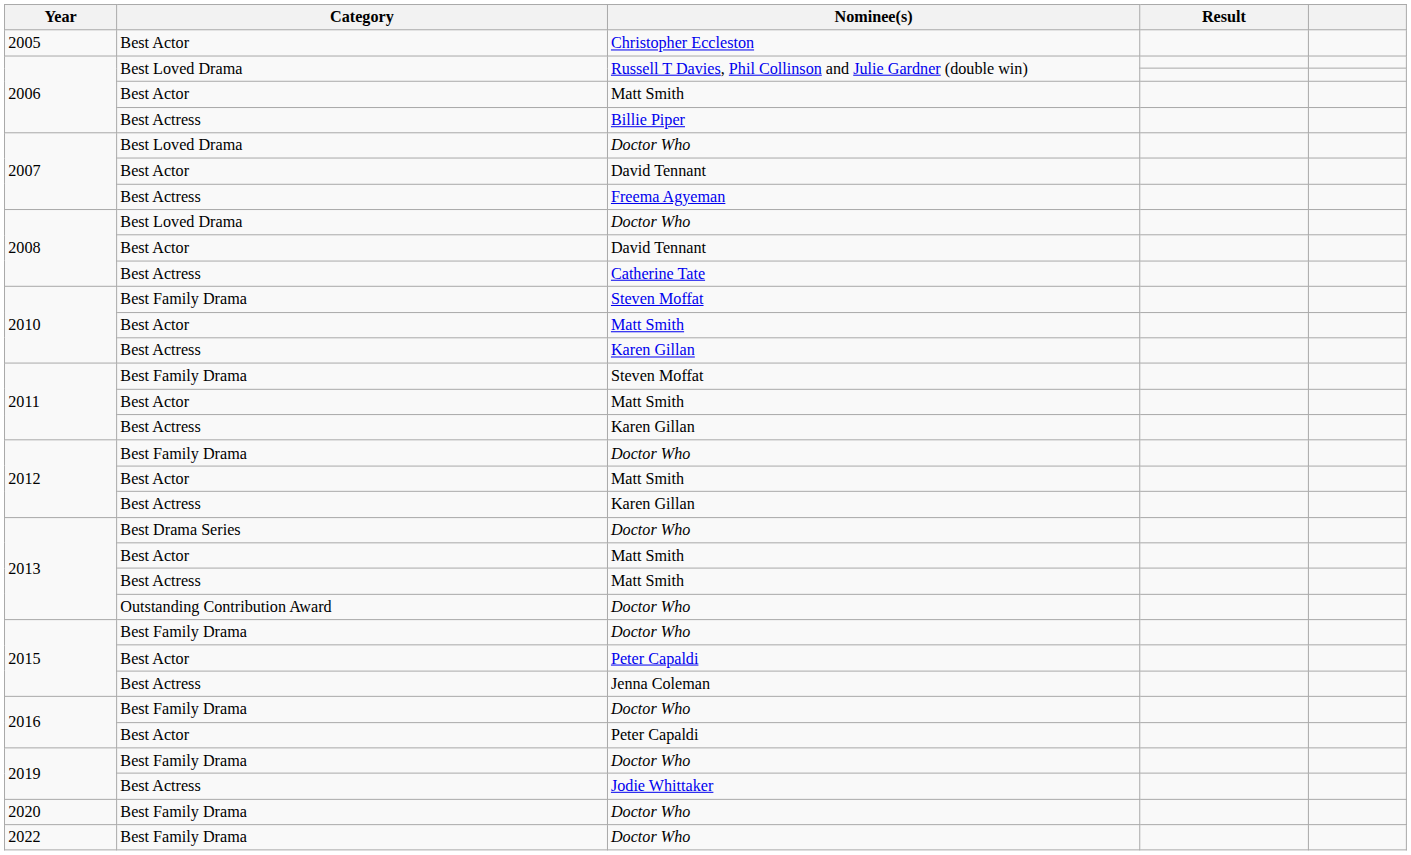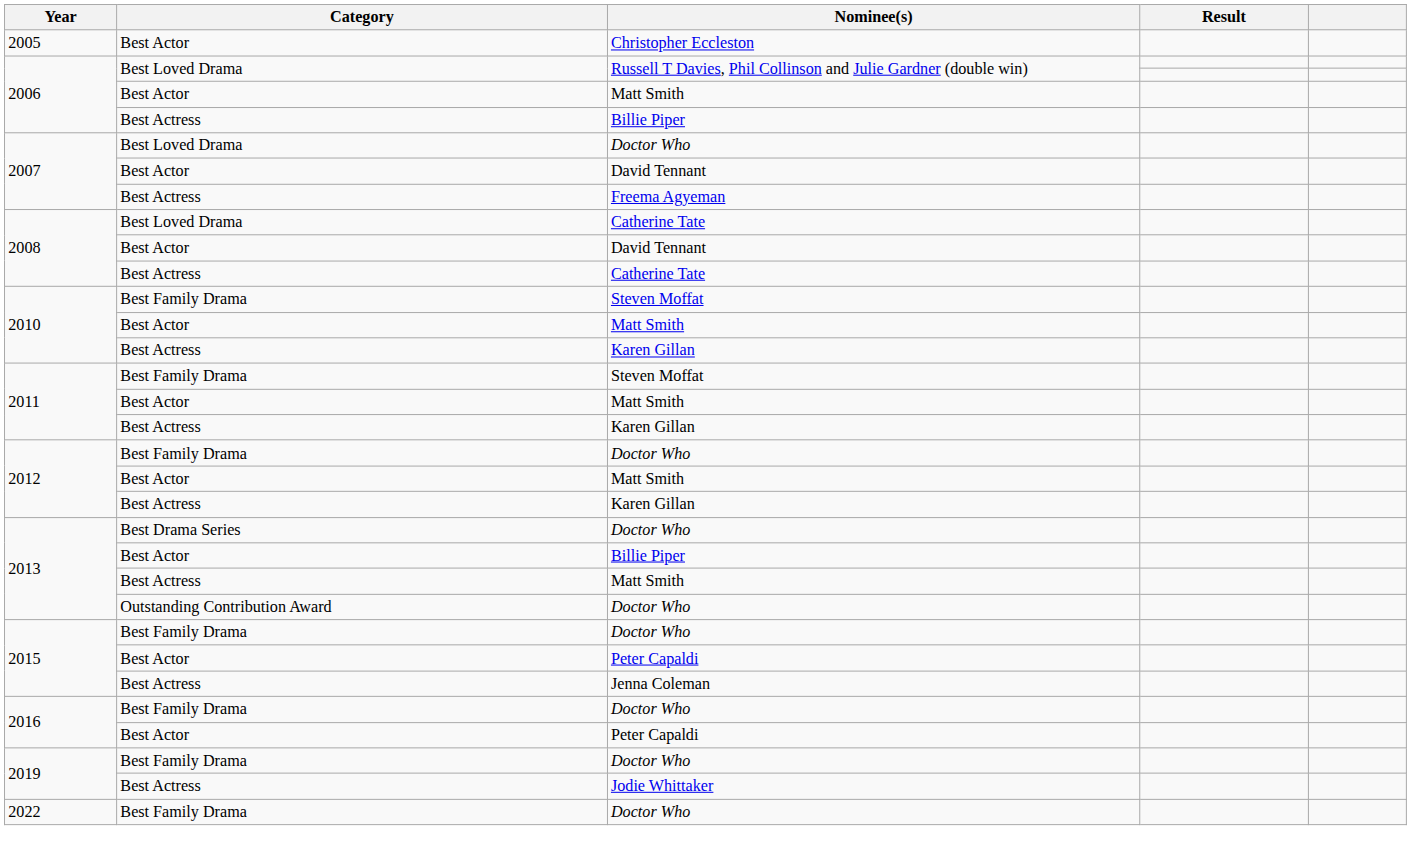(651, 222) Doctor Who -> (658, 222) Catherine Tate
(648, 555) Matt Smith -> (648, 555) Billie Piper
- row: (24, 811)
